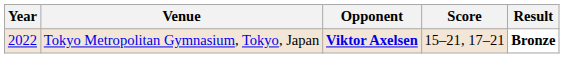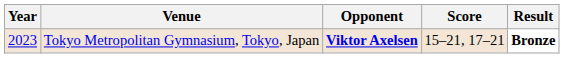(22, 40) 2022 -> (22, 40) 2023
